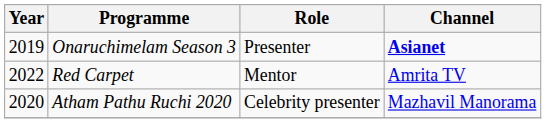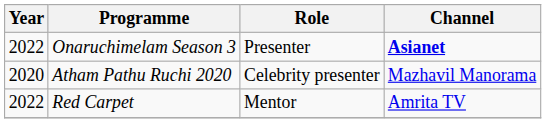(26, 46) 2019 -> (26, 46) 2022
rows swapped: (142, 103) <-> (93, 74)
